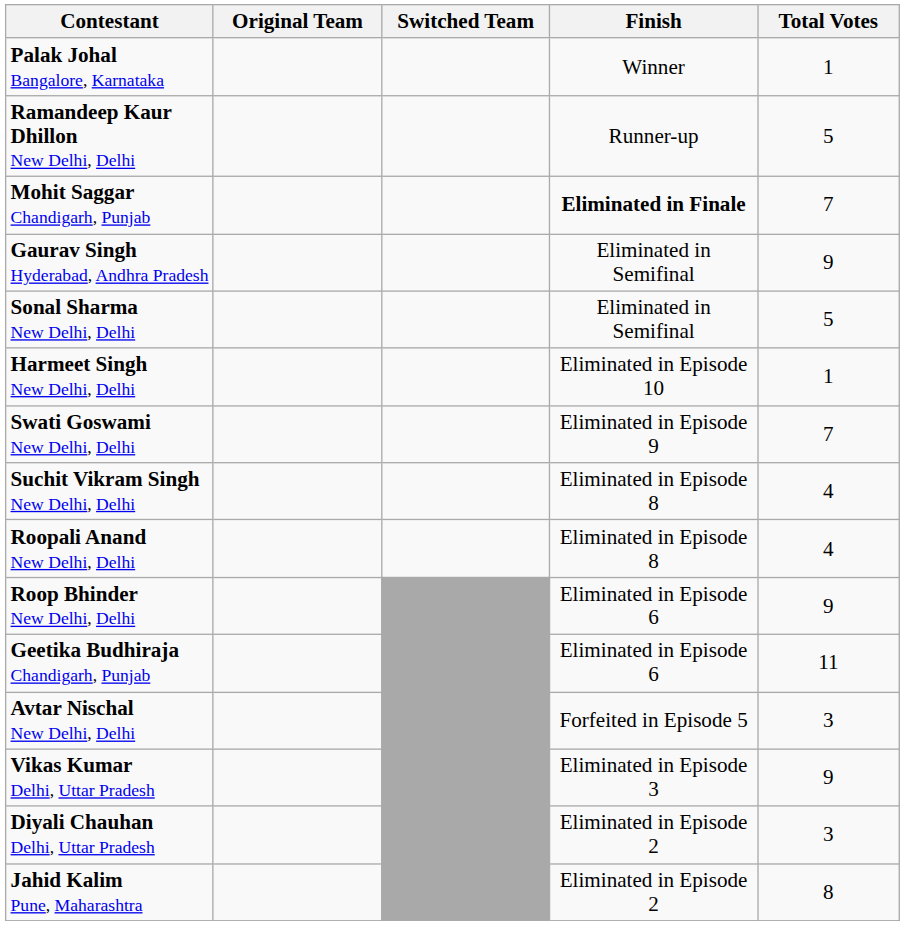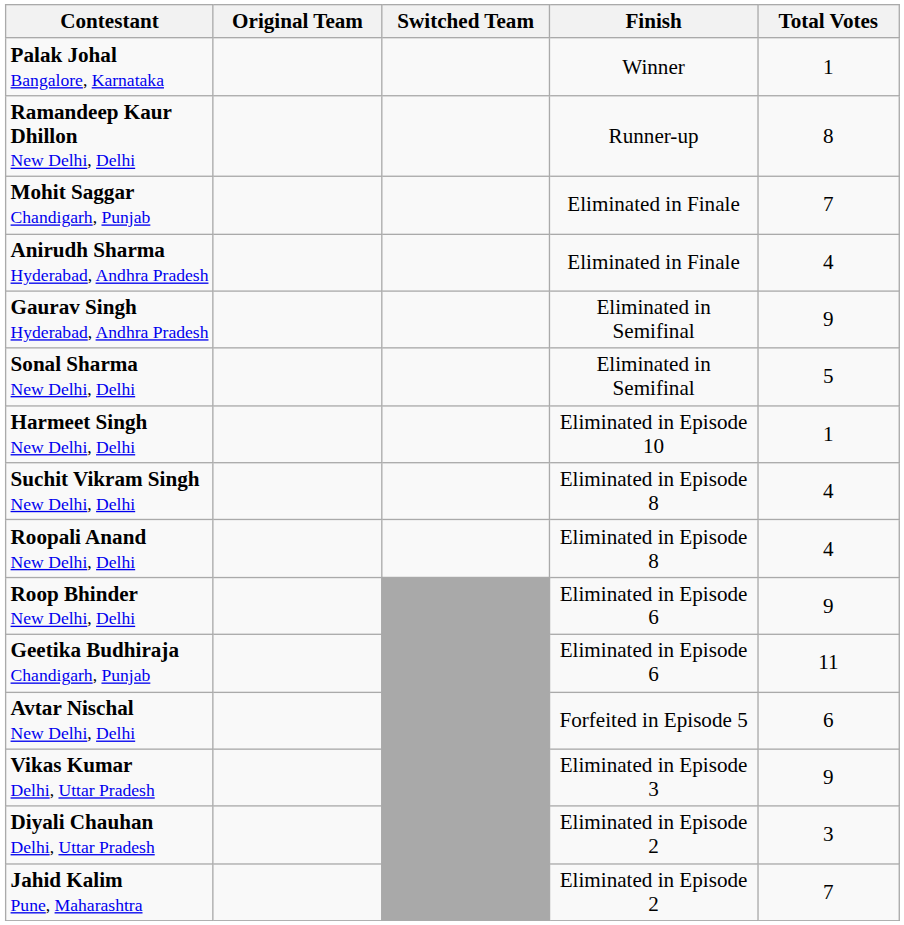(828, 135) 5 -> (828, 135) 8
(654, 204) bold -> (654, 204) normal
+ row: (110, 262)
- row: (81, 433)
(828, 720) 3 -> (828, 720) 6
(828, 891) 8 -> (828, 891) 7
